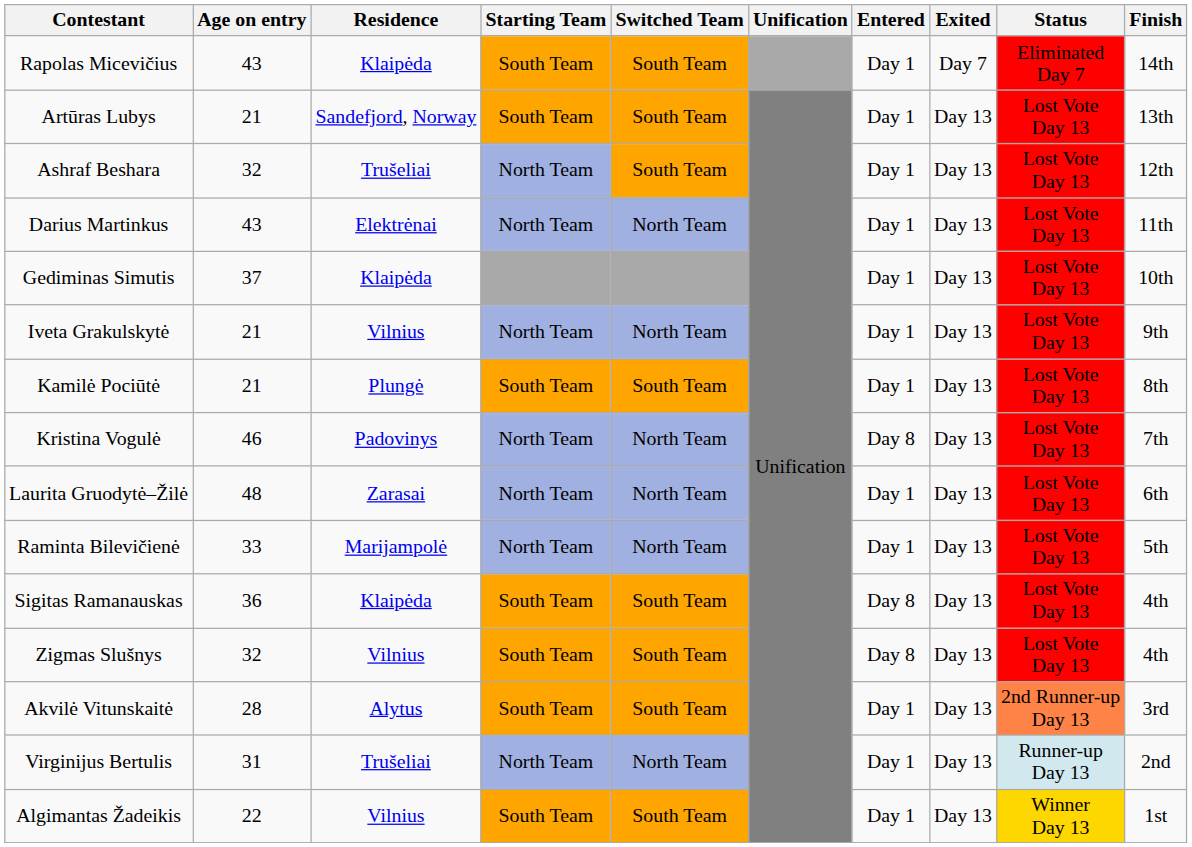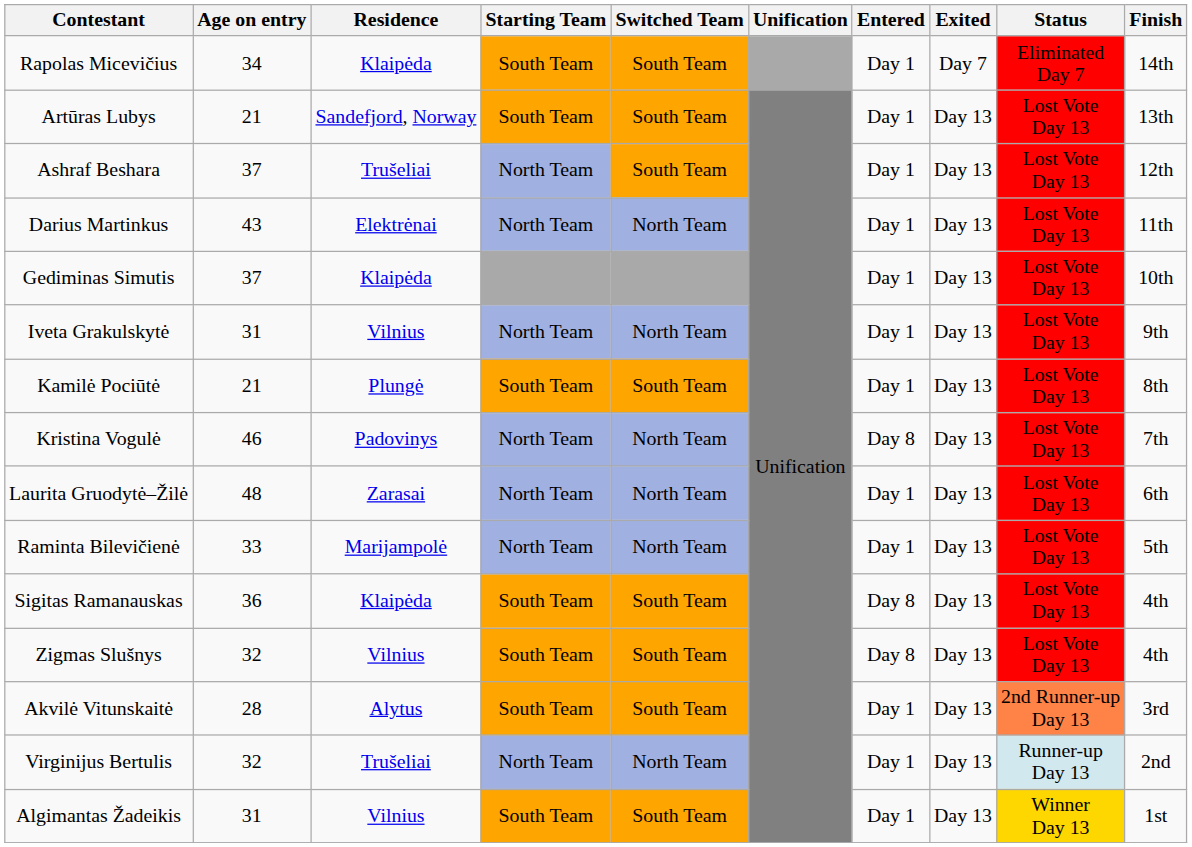(252, 62) 43 -> (252, 62) 34
(252, 170) 32 -> (252, 170) 37
(252, 331) 21 -> (252, 331) 31
(252, 762) 31 -> (252, 762) 32
(252, 815) 22 -> (252, 815) 31
